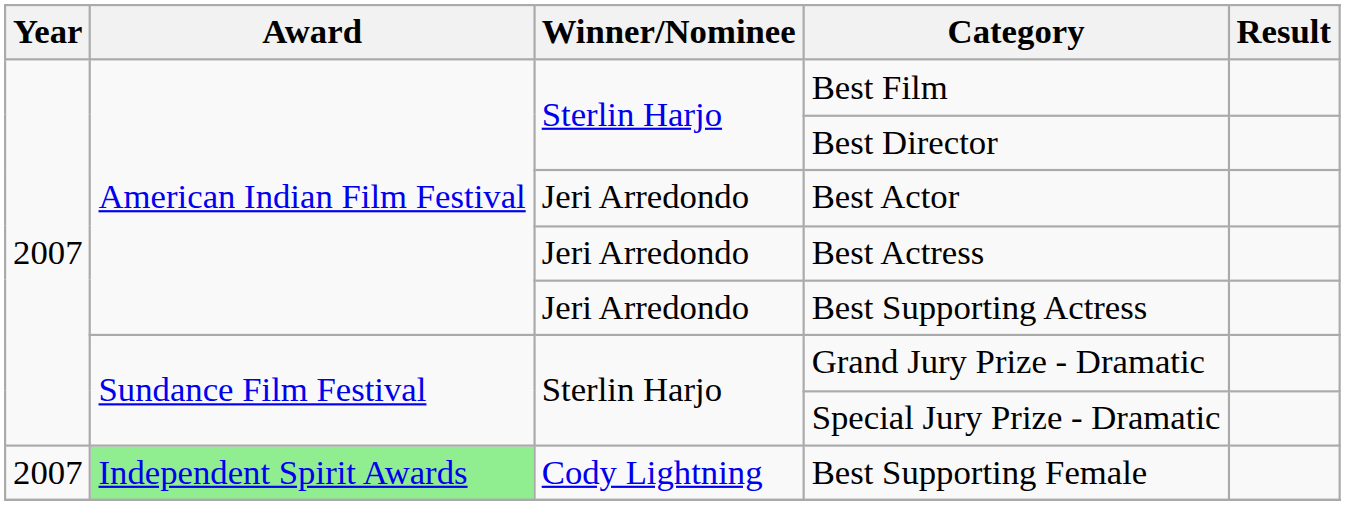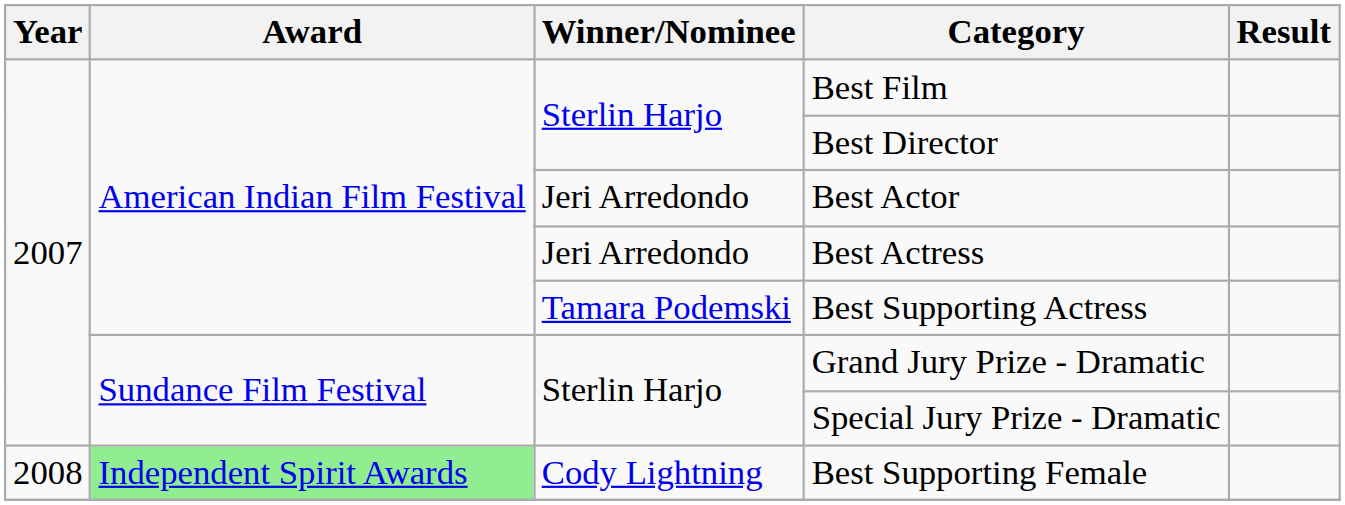(645, 307) Jeri Arredondo -> (666, 307) Tamara Podemski
(48, 472) 2007 -> (48, 472) 2008
